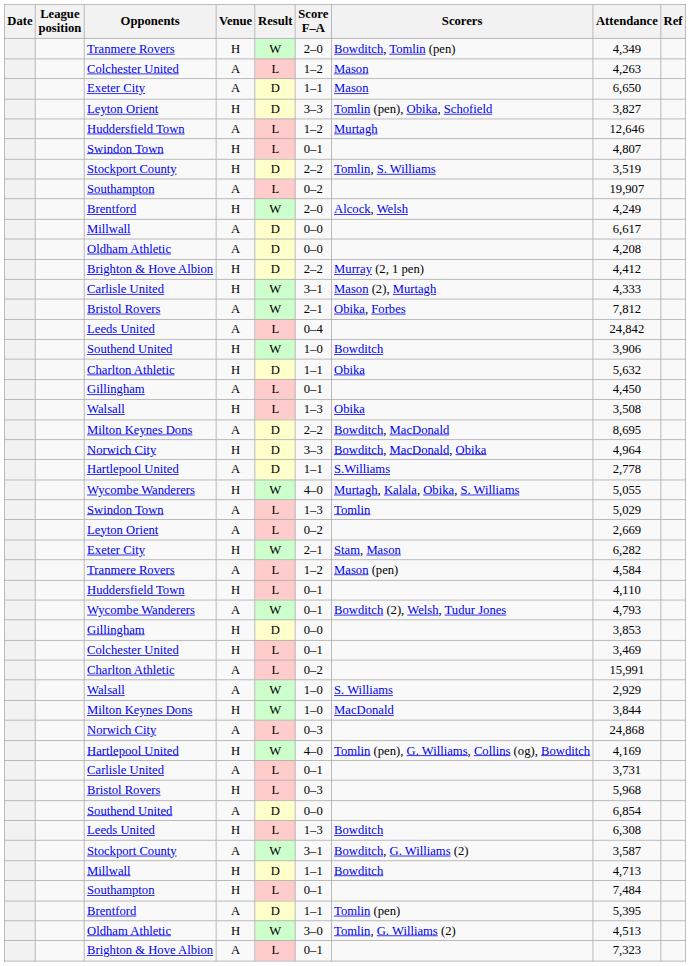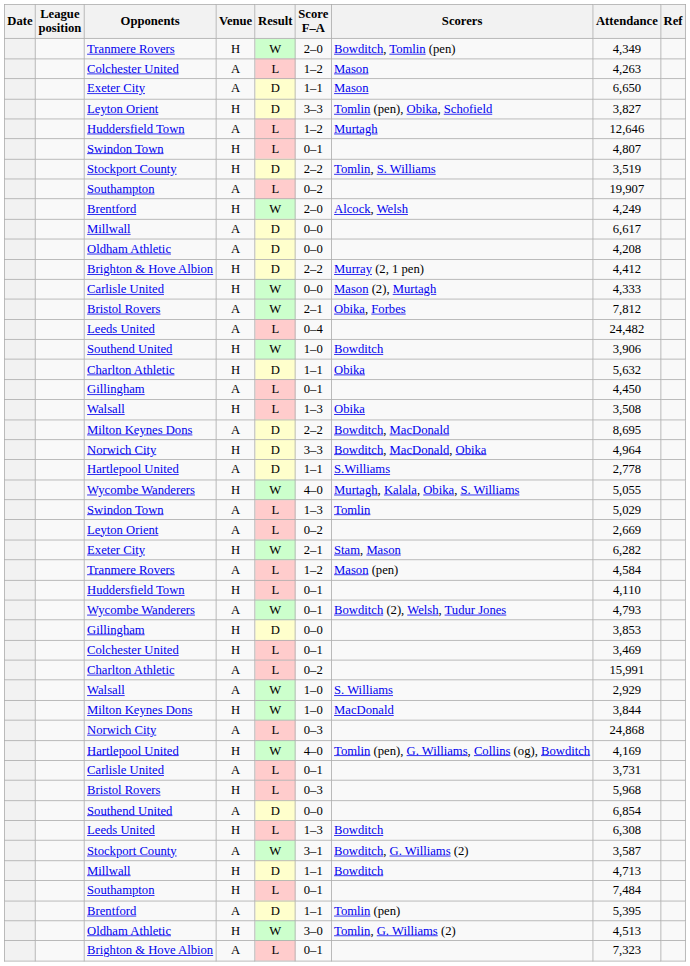(313, 289) 3–1 -> (313, 289) 0–0
(627, 329) 24,842 -> (627, 329) 24,482
